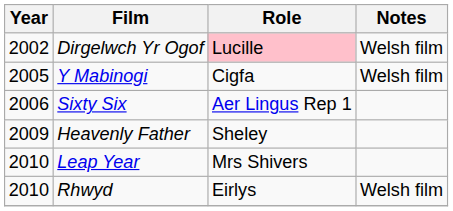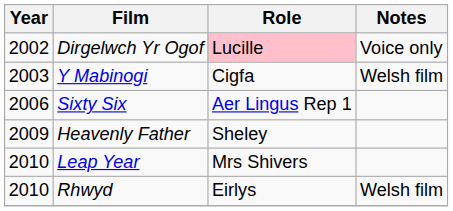(402, 47) Welsh film -> (401, 47) Voice only
(29, 76) 2005 -> (29, 76) 2003
